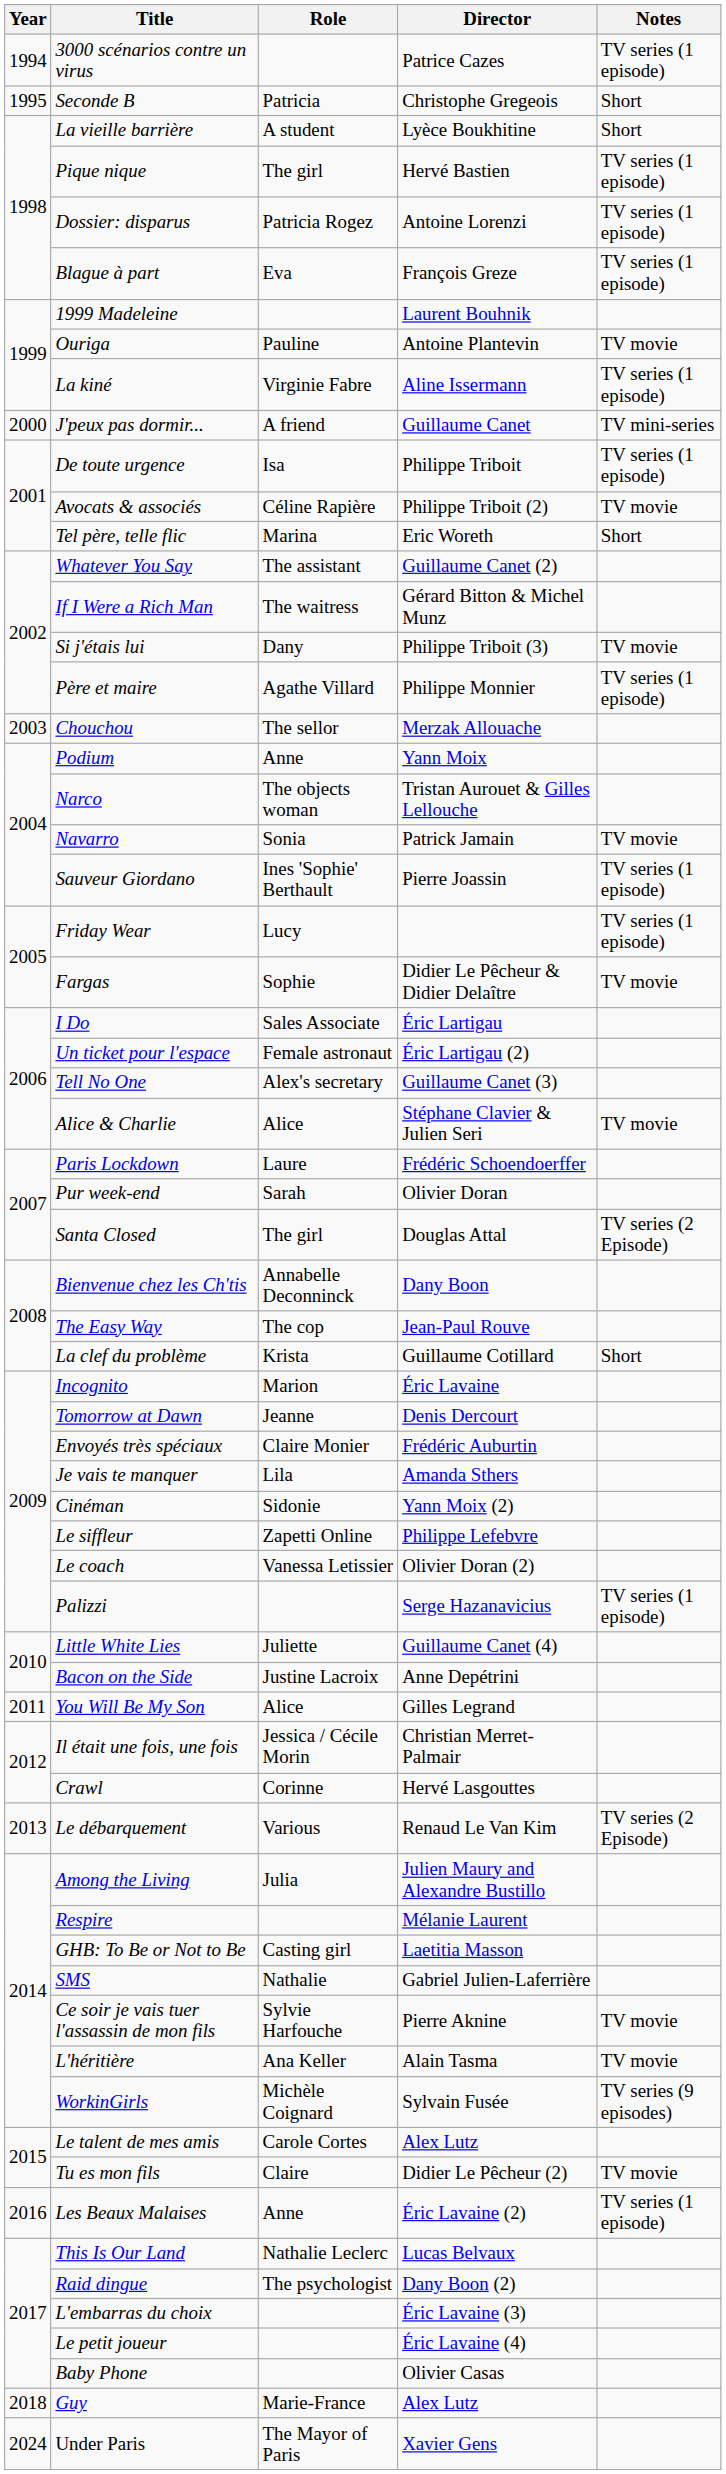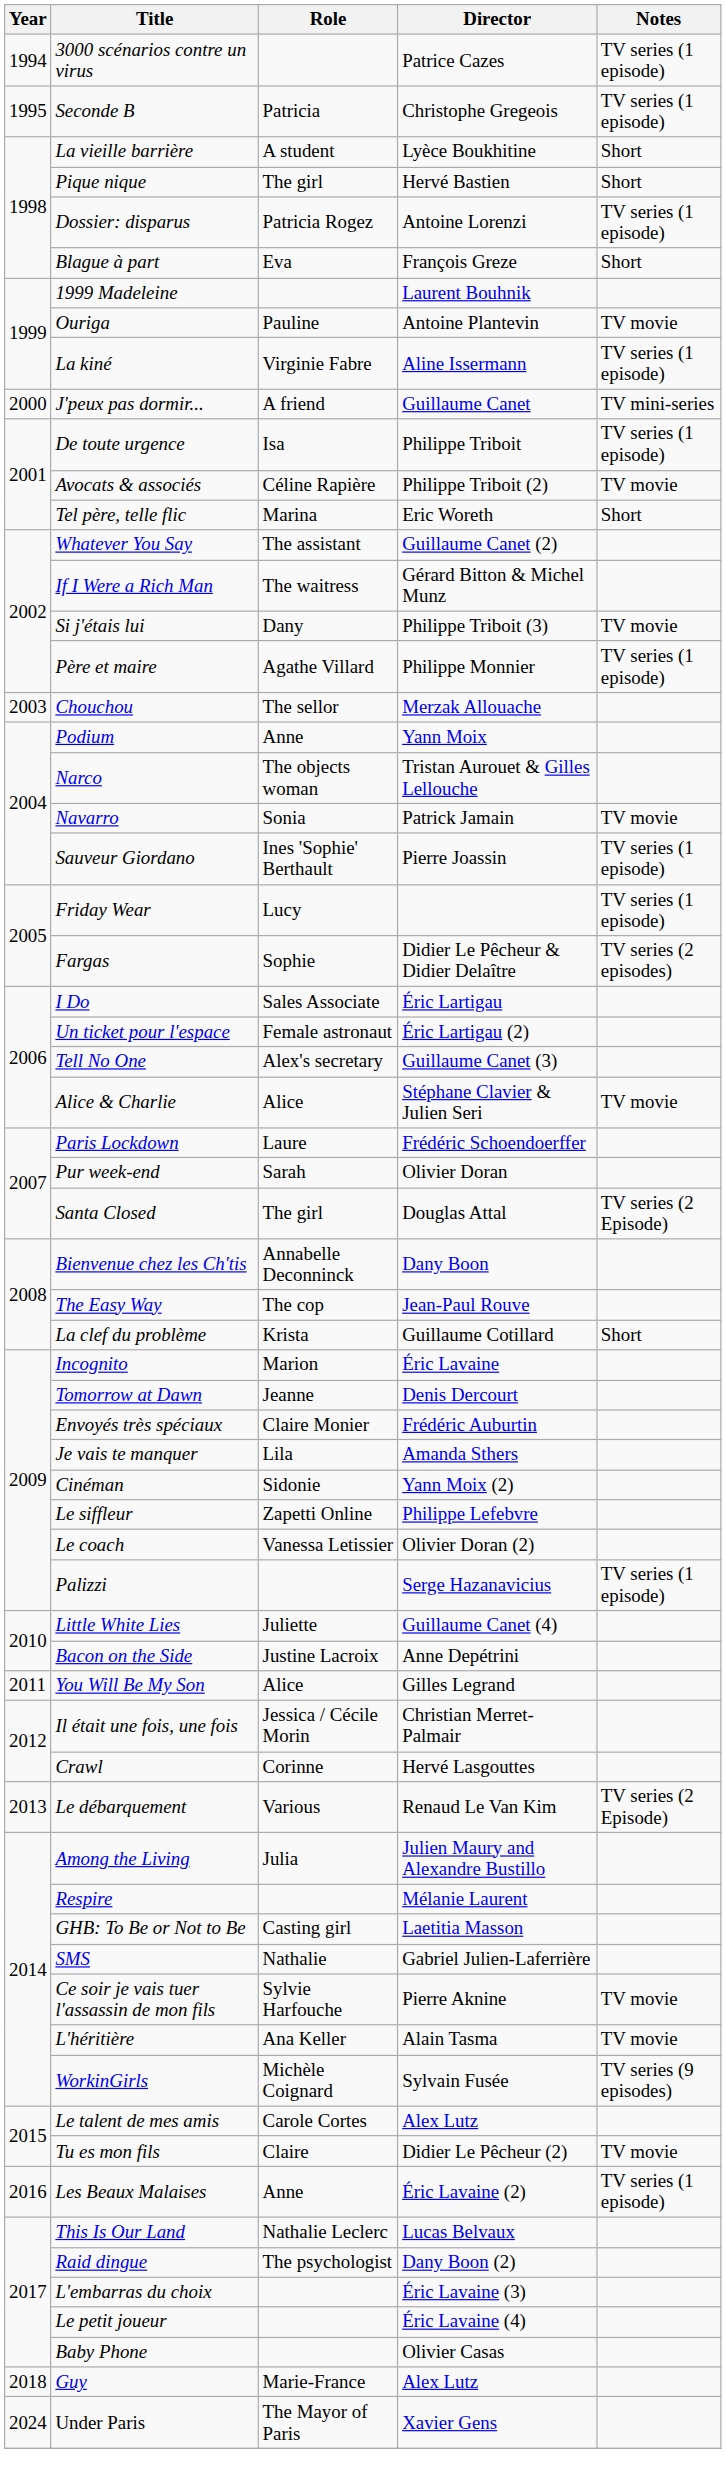(621, 100) Short -> (647, 111) TV series (1 episode)
(647, 171) TV series (1 episode) -> (621, 181) Short
(647, 273) TV series (1 episode) -> (621, 262) Short
(639, 982) TV movie -> (647, 961) TV series (2 episodes)
